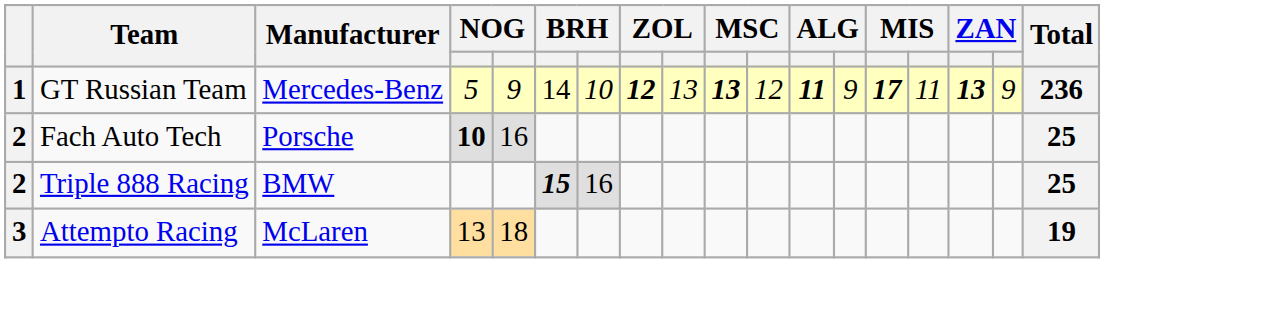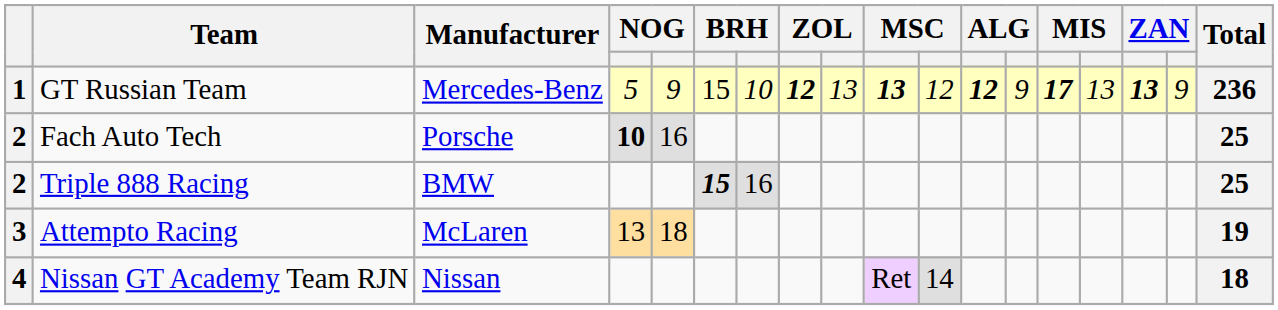(556, 89) 14 -> (716, 89) 15
(812, 89) 11 -> (983, 89) 12
(928, 89) 11 -> (1100, 89) 13
+ row: (224, 279)
